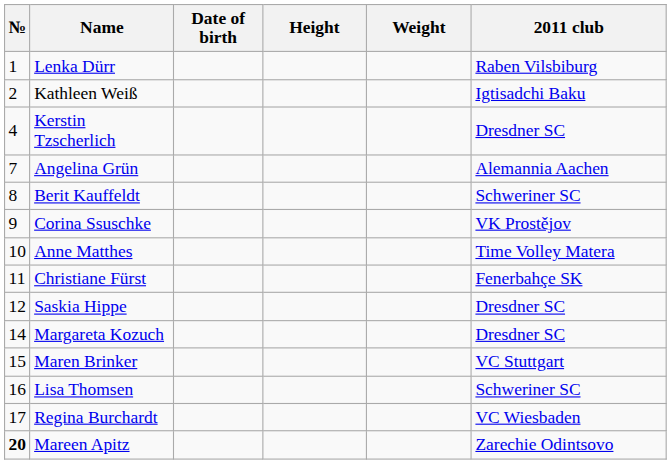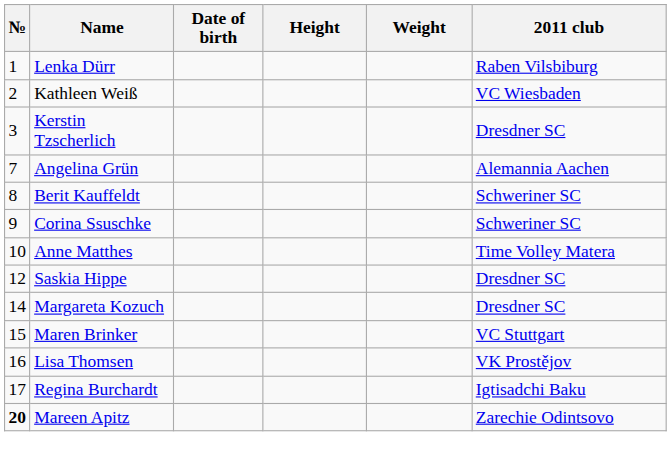(530, 93) Igtisadchi Baku -> (528, 93) VC Wiesbaden
(13, 130) 4 -> (13, 130) 3
(523, 223) VK Prostějov -> (528, 223) Schweriner SC
- row: (90, 278)
(528, 389) Schweriner SC -> (524, 361) VK Prostějov
(528, 417) VC Wiesbaden -> (531, 389) Igtisadchi Baku
